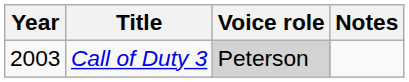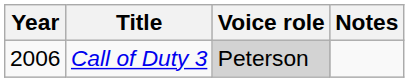(35, 58) 2003 -> (35, 58) 2006
